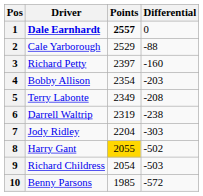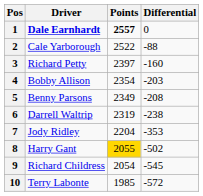(124, 47) 2529 -> (124, 47) 2522
(58, 98) Terry Labonte -> (60, 98) Benny Parsons
(153, 132) -303 -> (153, 132) -353
(153, 166) -503 -> (153, 166) -545
(60, 183) Benny Parsons -> (58, 183) Terry Labonte
